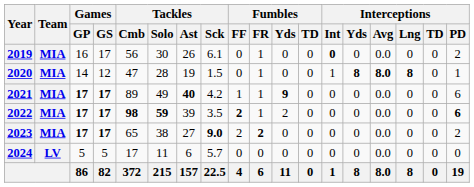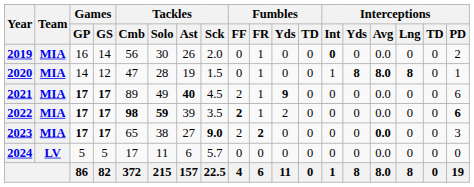(104, 53) 17 -> (104, 53) 14
(215, 53) 6.1 -> (215, 53) 2.0
(215, 93) 4.2 -> (215, 93) 4.5
(239, 93) 1 -> (239, 93) 2
(383, 133) normal -> (383, 133) bold
(458, 133) 2 -> (458, 133) 3
